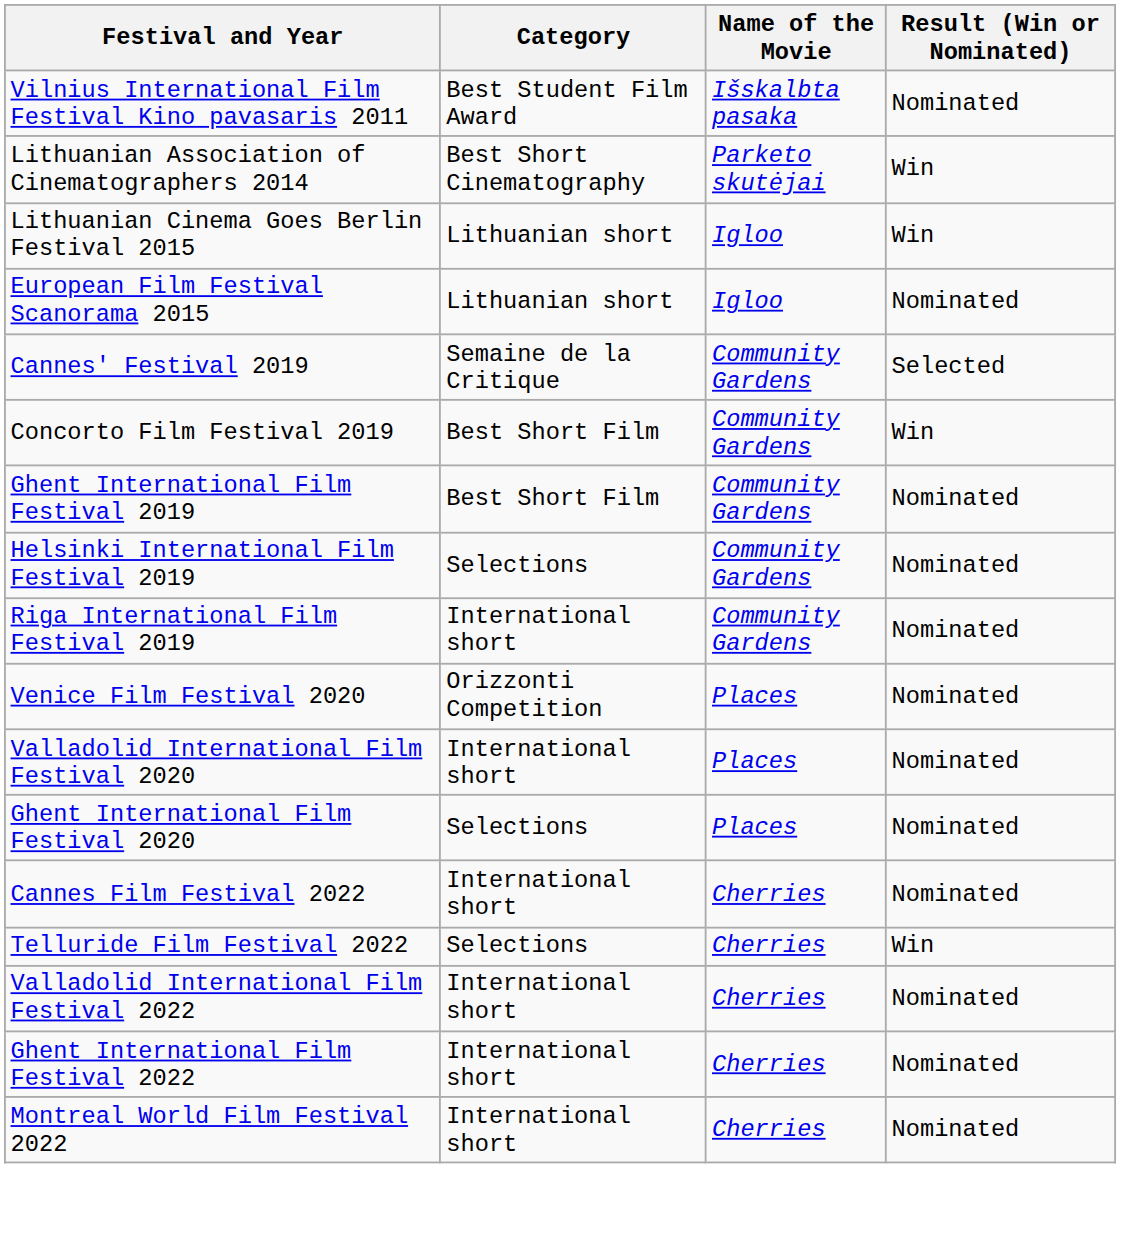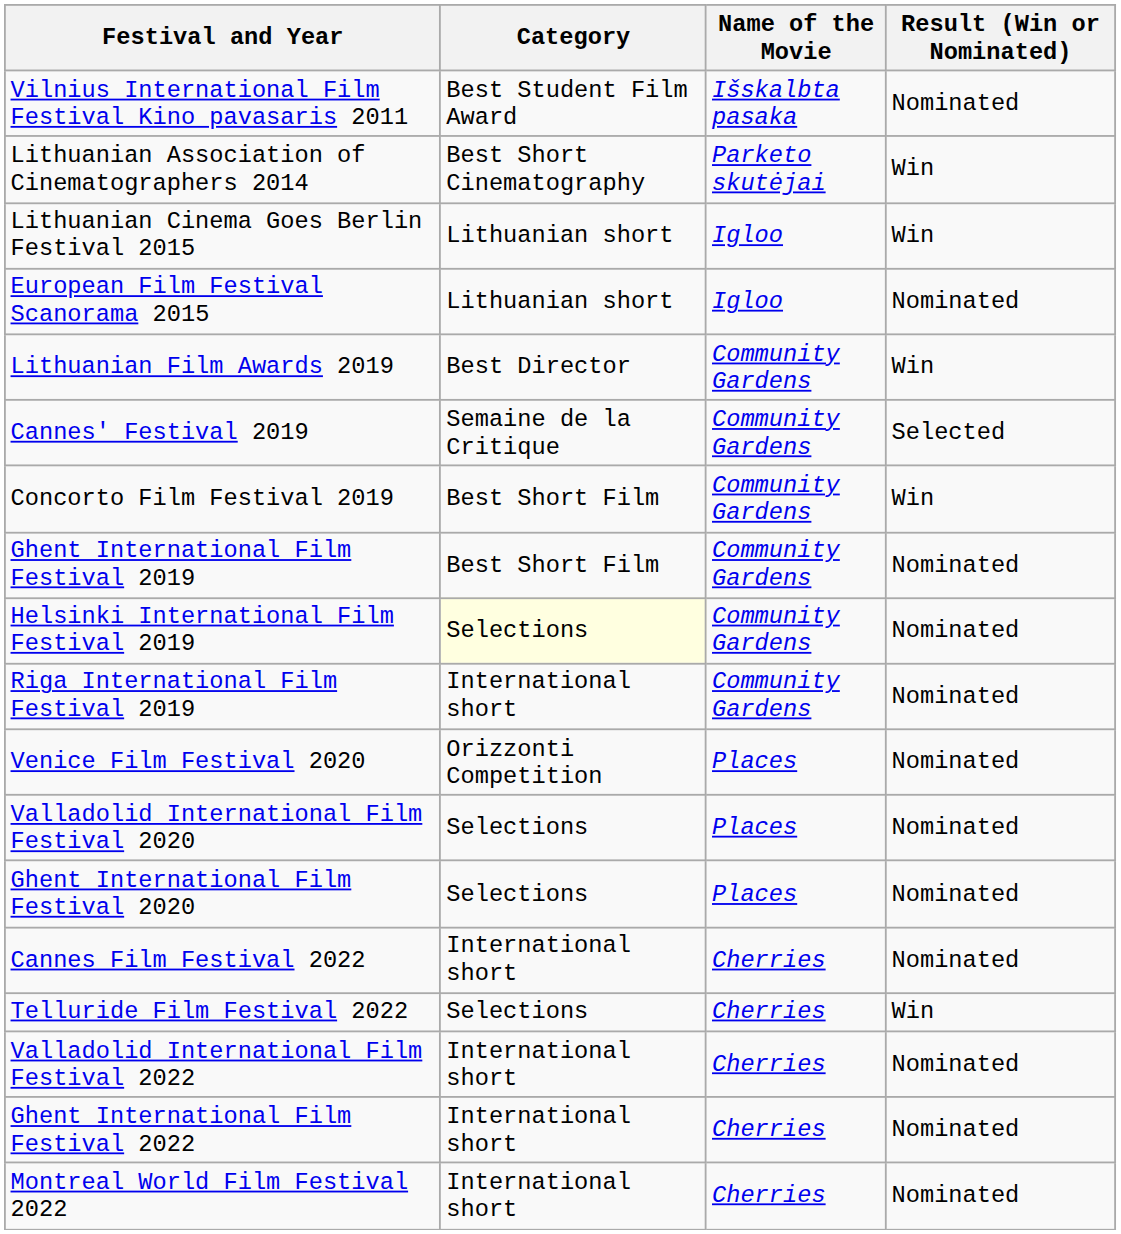+ row: (202, 367)
(517, 565) no background -> (517, 631) lightyellow background
(539, 762) International short -> (517, 828) Selections
